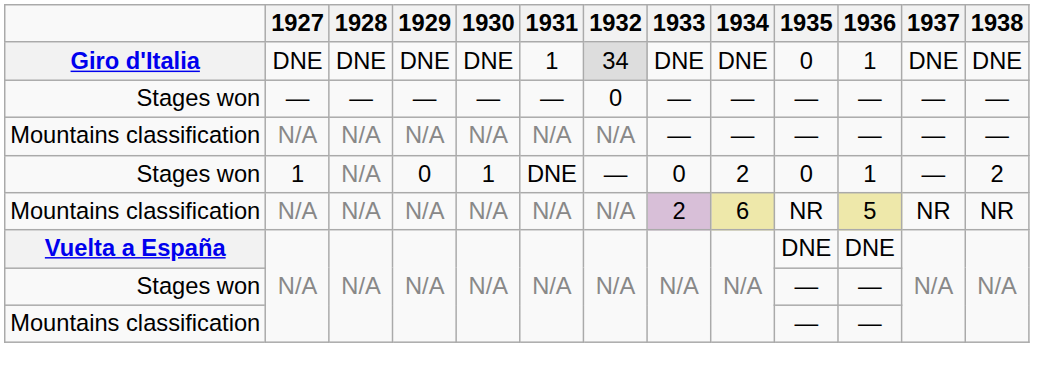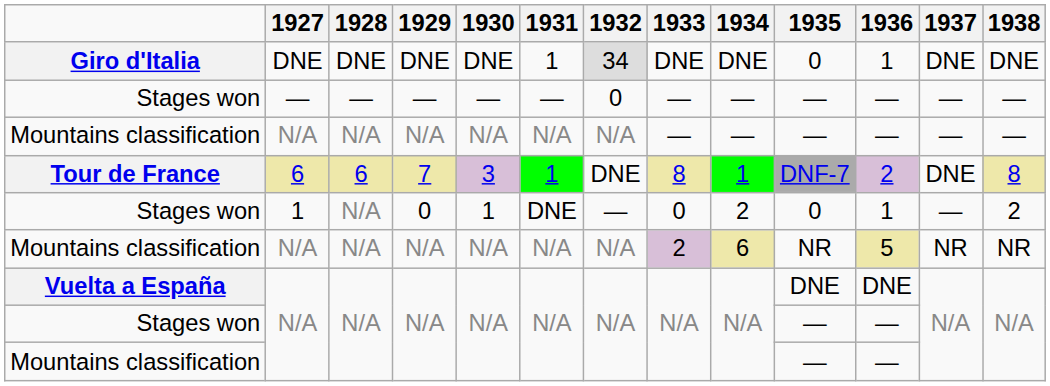+ row: (135, 173)
